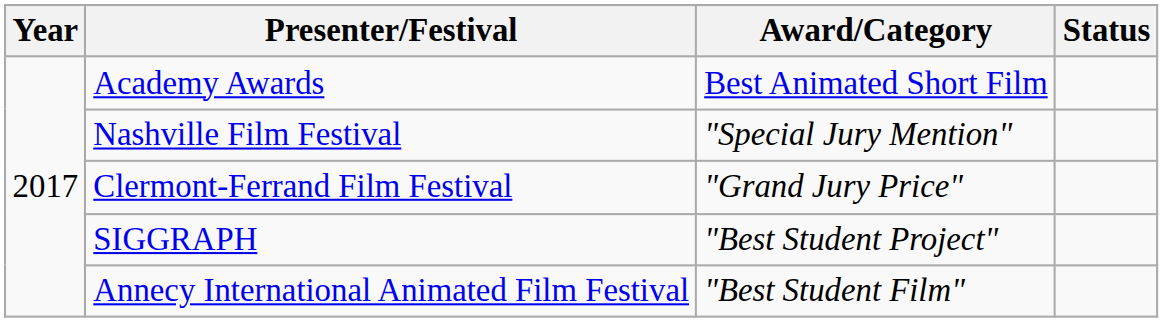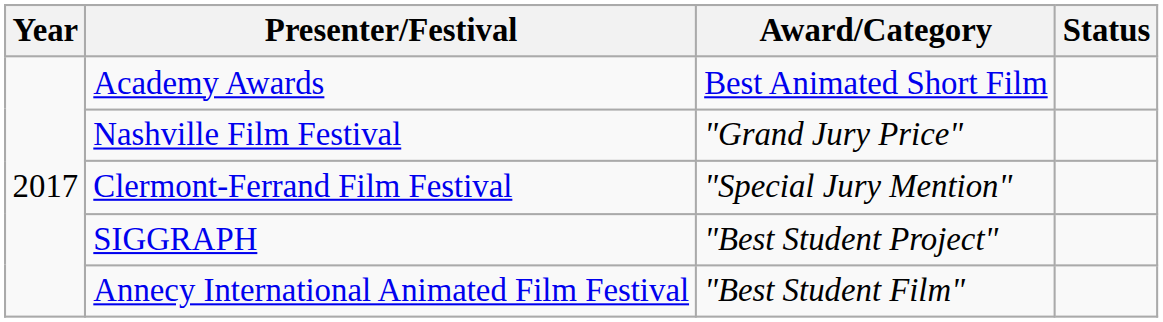(858, 134) "Special Jury Mention" -> (834, 134) "Grand Jury Price"
(834, 186) "Grand Jury Price" -> (858, 186) "Special Jury Mention"
